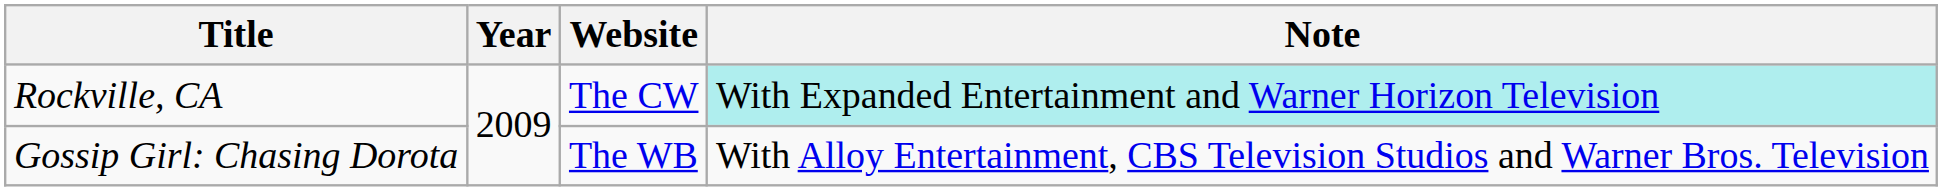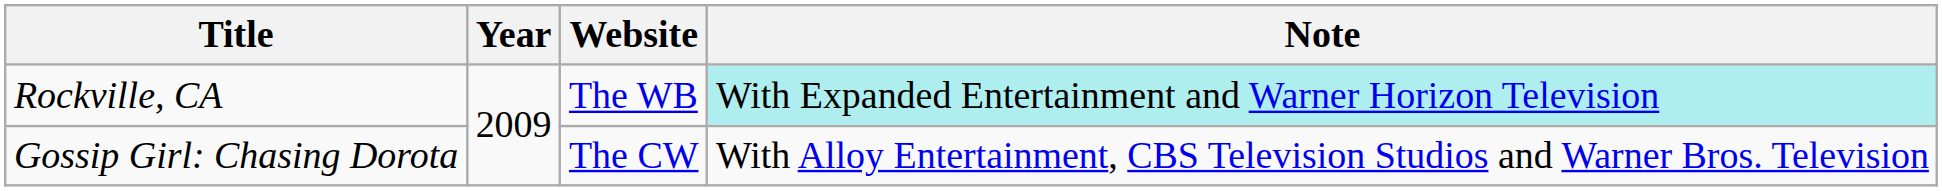(634, 94) The CW -> (633, 94) The WB
(633, 154) The WB -> (634, 154) The CW
